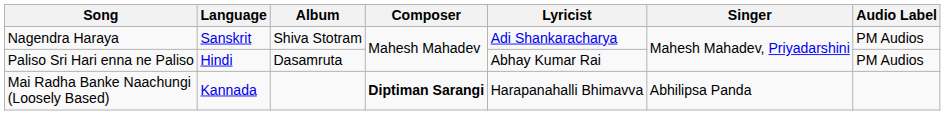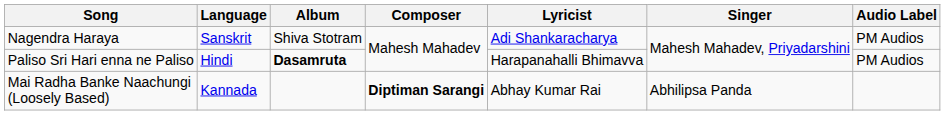(308, 60) normal -> (310, 60) bold
(546, 60) Abhay Kumar Rai -> (567, 60) Harapanahalli Bhimavva
(567, 90) Harapanahalli Bhimavva -> (546, 90) Abhay Kumar Rai
